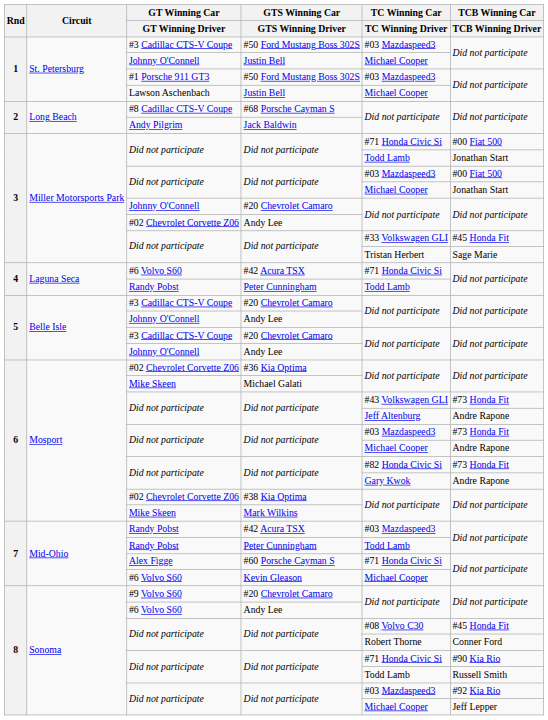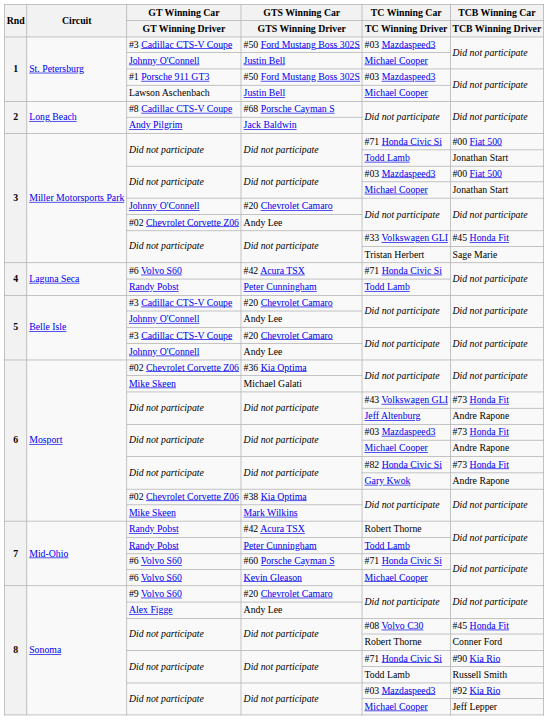(400, 529) #03 Mazdaspeed3 -> (393, 529) Robert Thorne
(151, 562) Alex Figge -> (155, 562) #6 Volvo S60
(155, 610) #6 Volvo S60 -> (151, 610) Alex Figge
